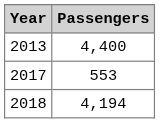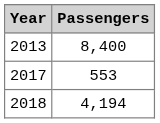(103, 47) 4,400 -> (103, 47) 8,400
